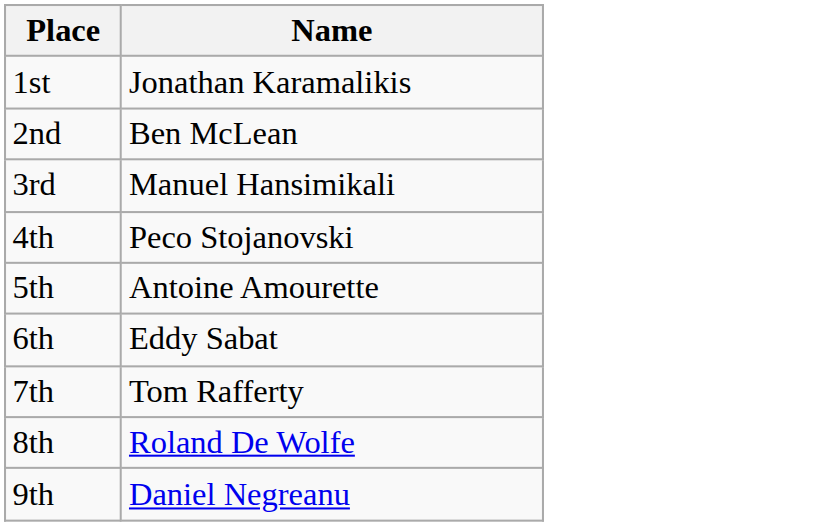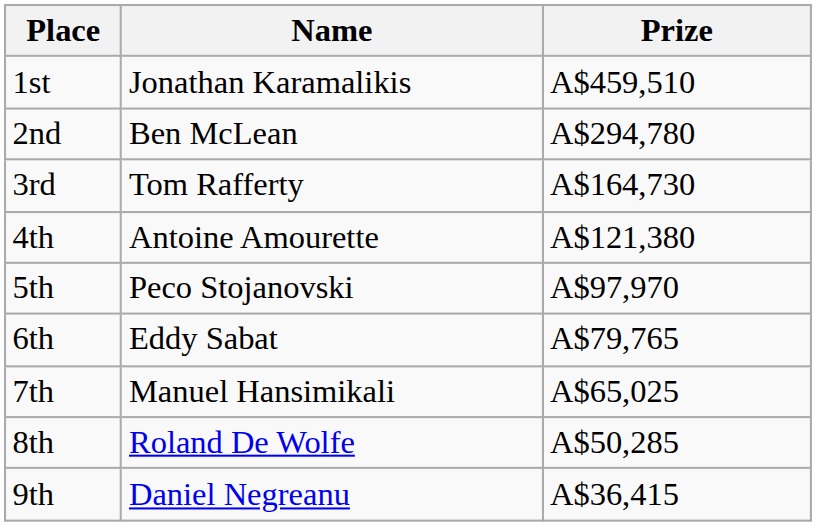+ column: (677, 30)
(262, 184) Manuel Hansimikali -> (216, 184) Tom Rafferty
(241, 236) Peco Stojanovski -> (254, 236) Antoine Amourette
(254, 287) Antoine Amourette -> (241, 287) Peco Stojanovski
(216, 390) Tom Rafferty -> (262, 390) Manuel Hansimikali
